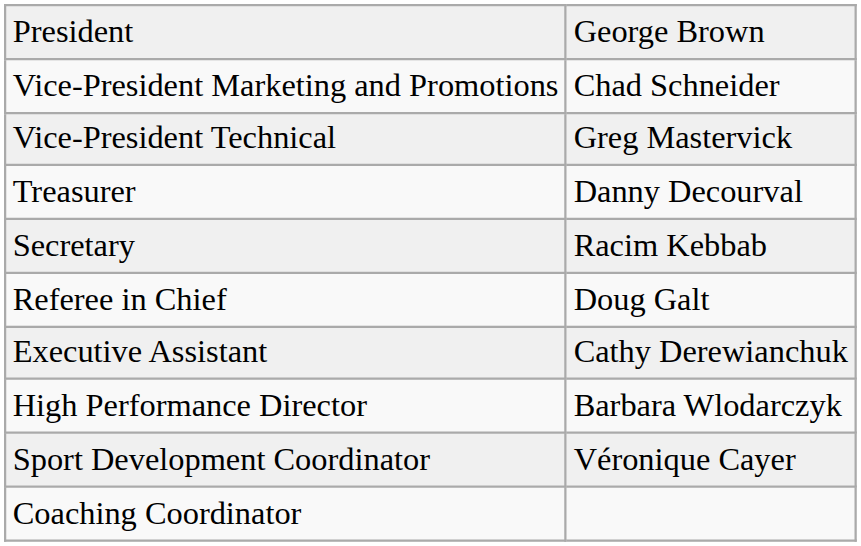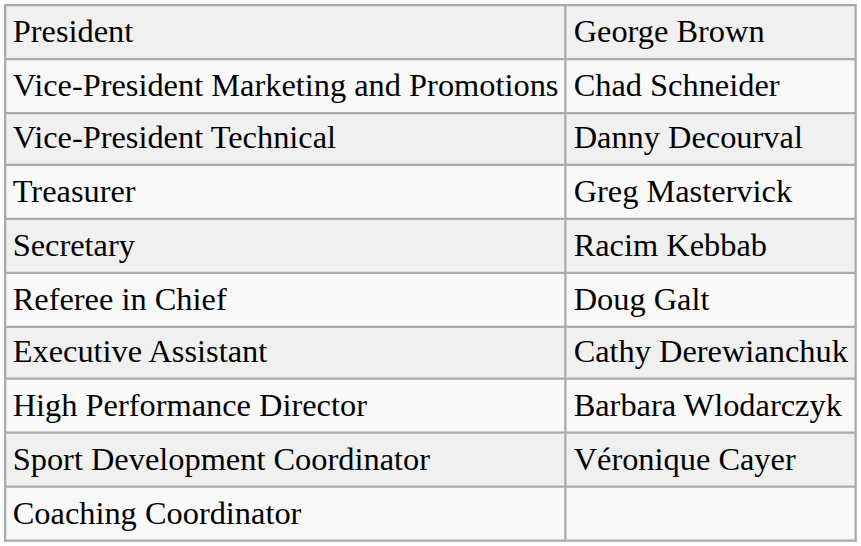(683, 138) Greg Mastervick -> (688, 138) Danny Decourval
(688, 191) Danny Decourval -> (683, 191) Greg Mastervick
